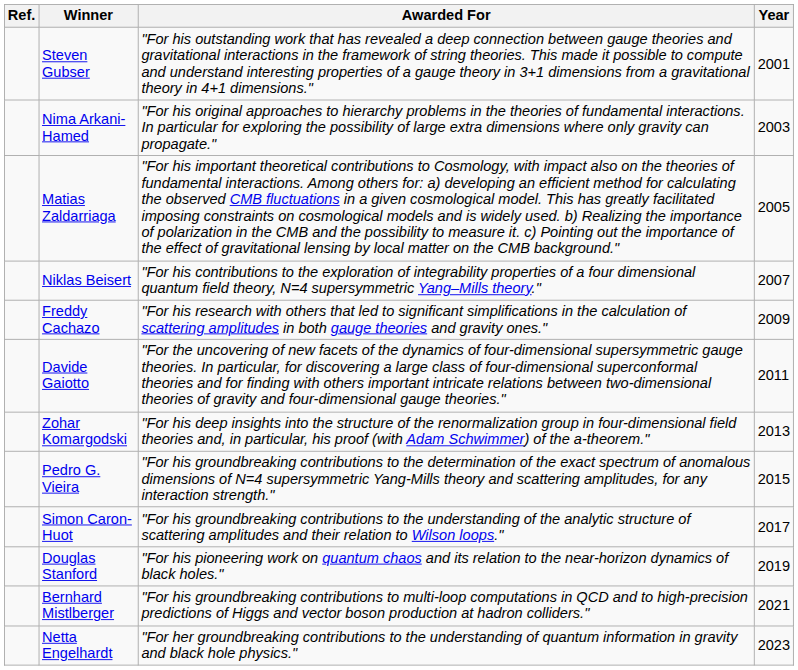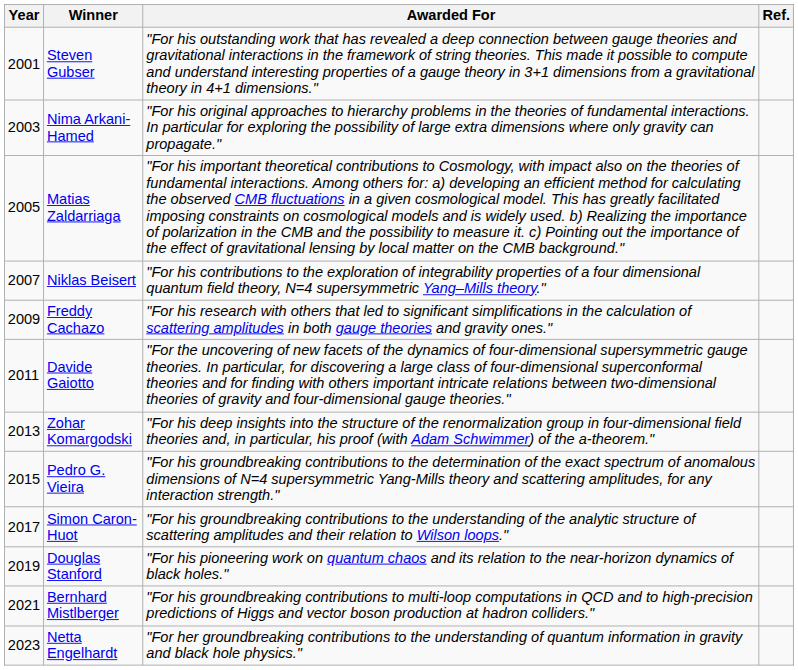columns swapped: (774, 16) <-> (22, 16)
